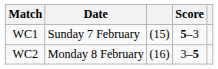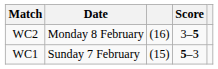rows swapped: (25, 34) <-> (25, 54)
